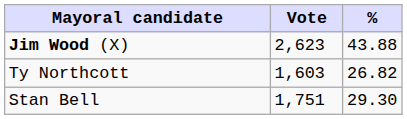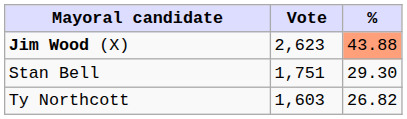(372, 46) no background -> (372, 46) lightsalmon background
rows swapped: (54, 100) <-> (69, 73)
